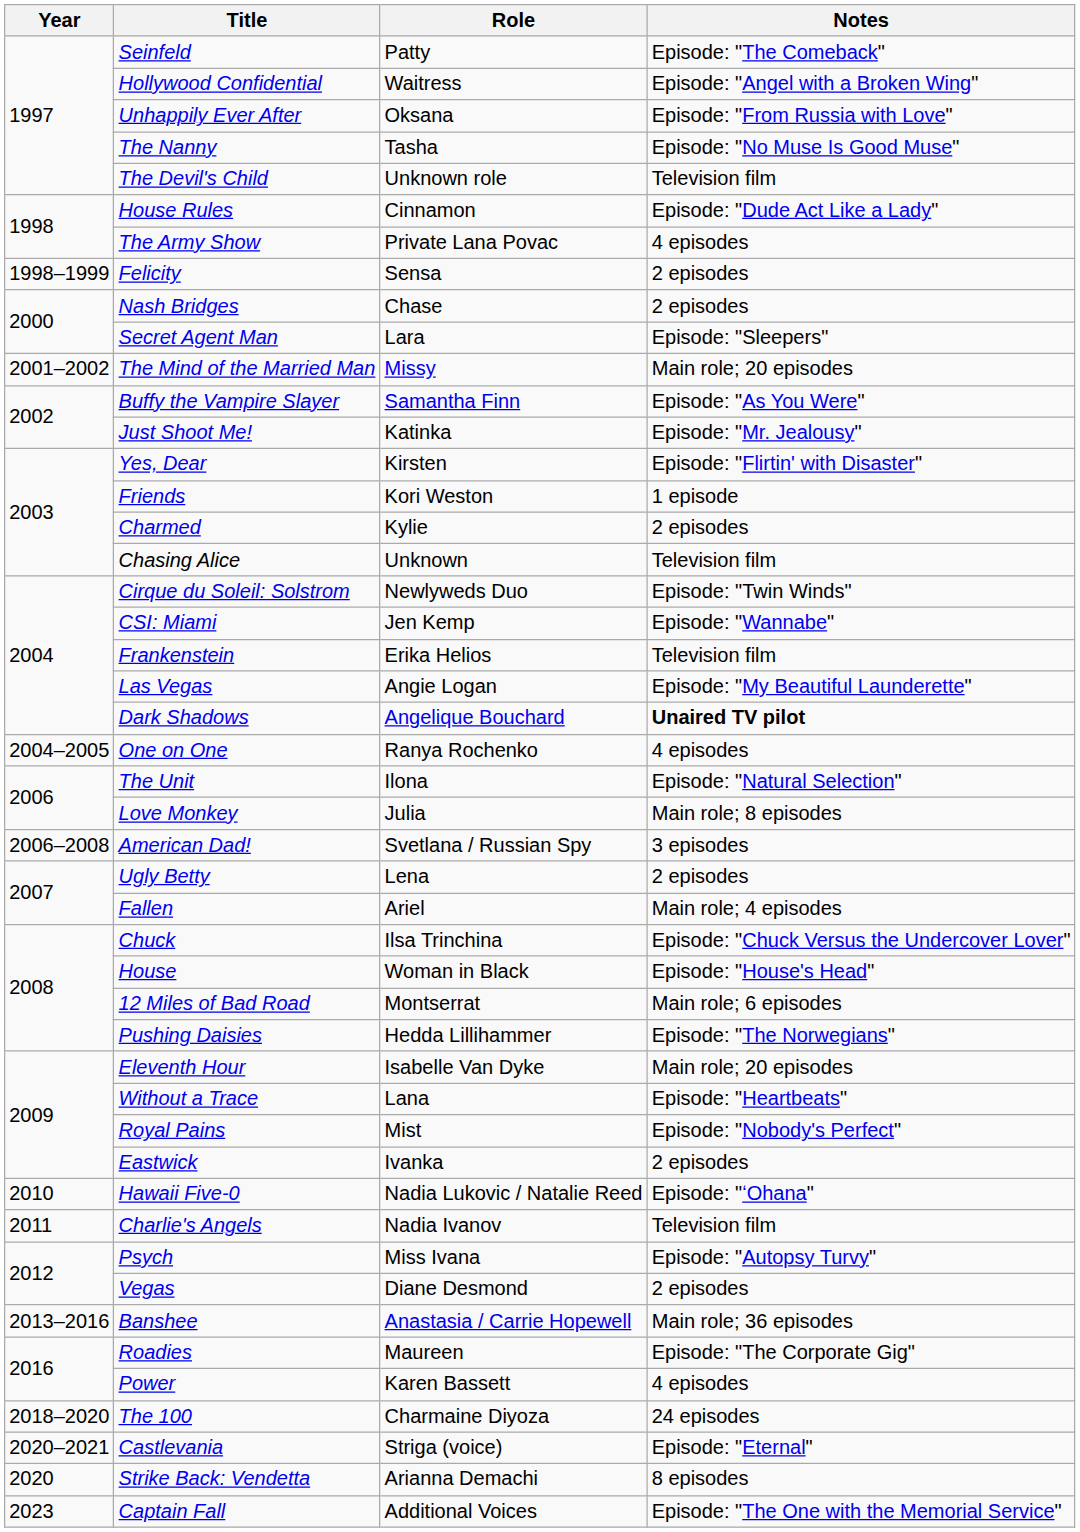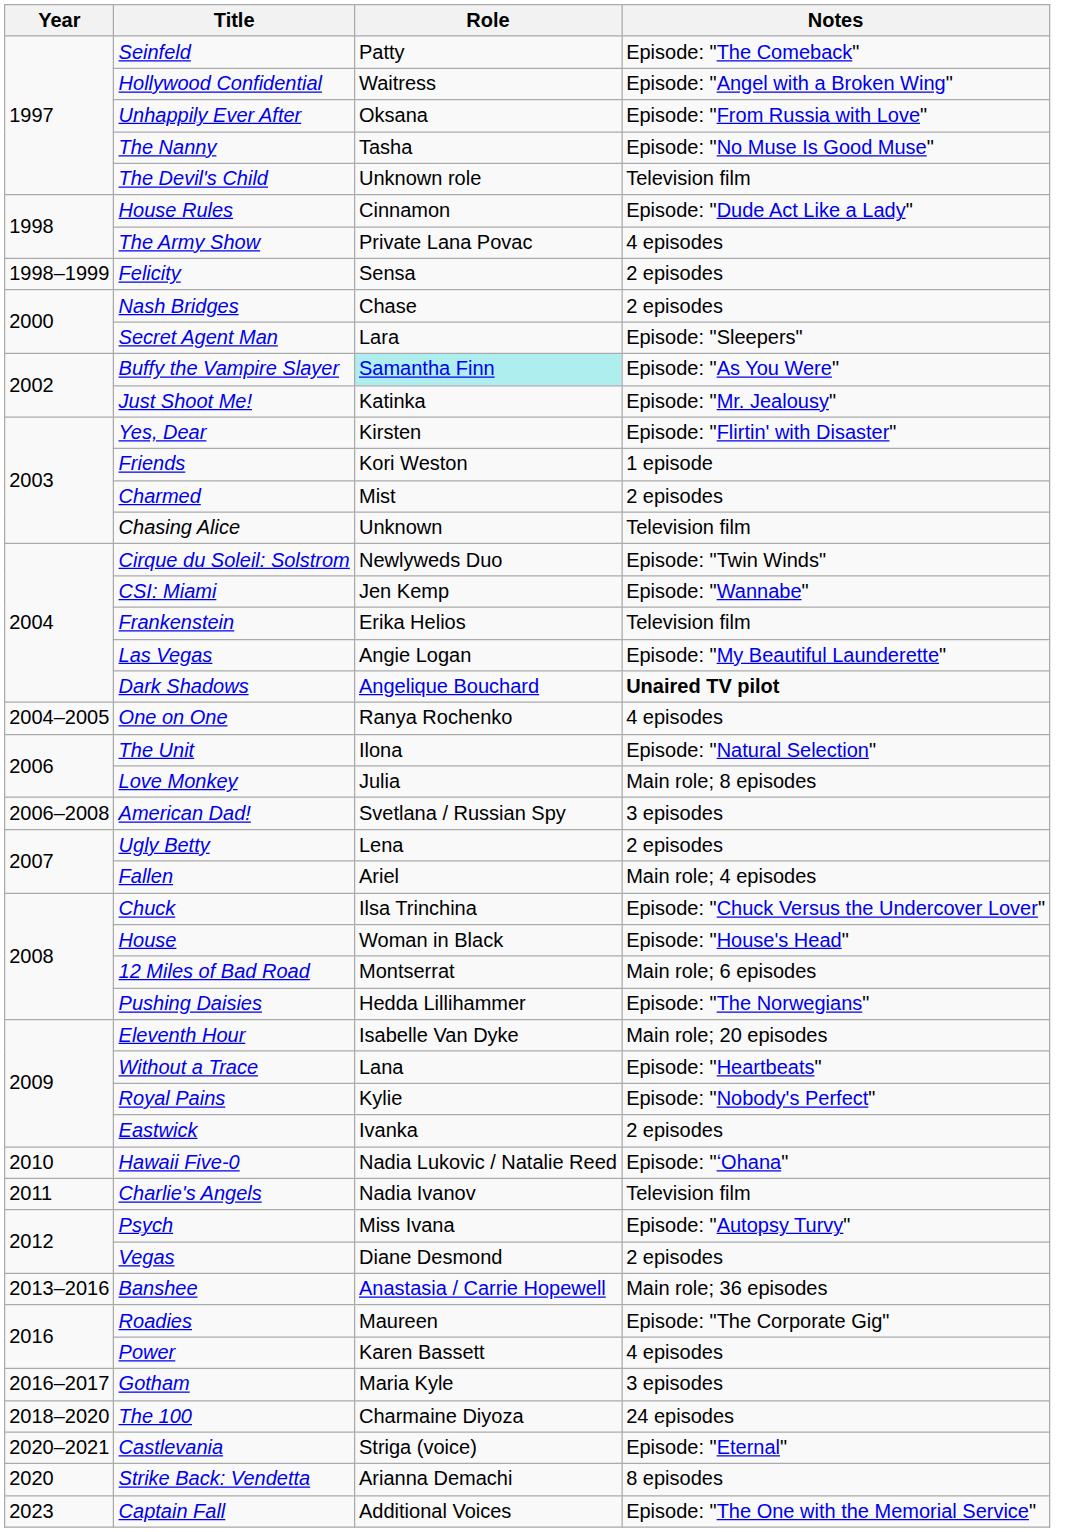- row: (247, 369)
(452, 400) no background -> (427, 369) paleturquoise background
(406, 527) Kylie -> (377, 496) Mist
(403, 1130) Mist -> (381, 1098) Kylie
+ row: (154, 1384)
